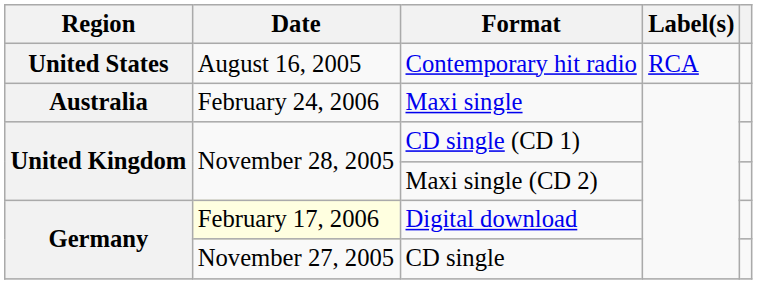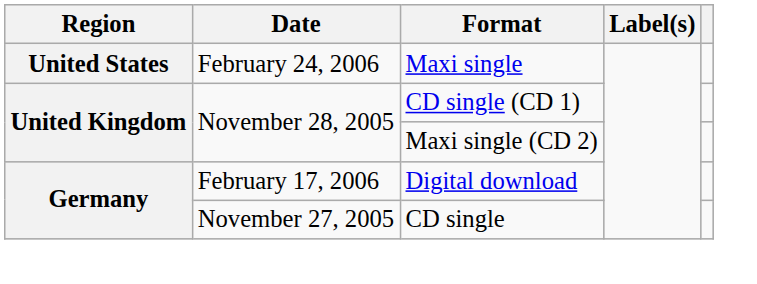- row: (521, 63)
(98, 102) Australia -> (98, 63) United States
(288, 219) lightyellow background -> (288, 180) no background
